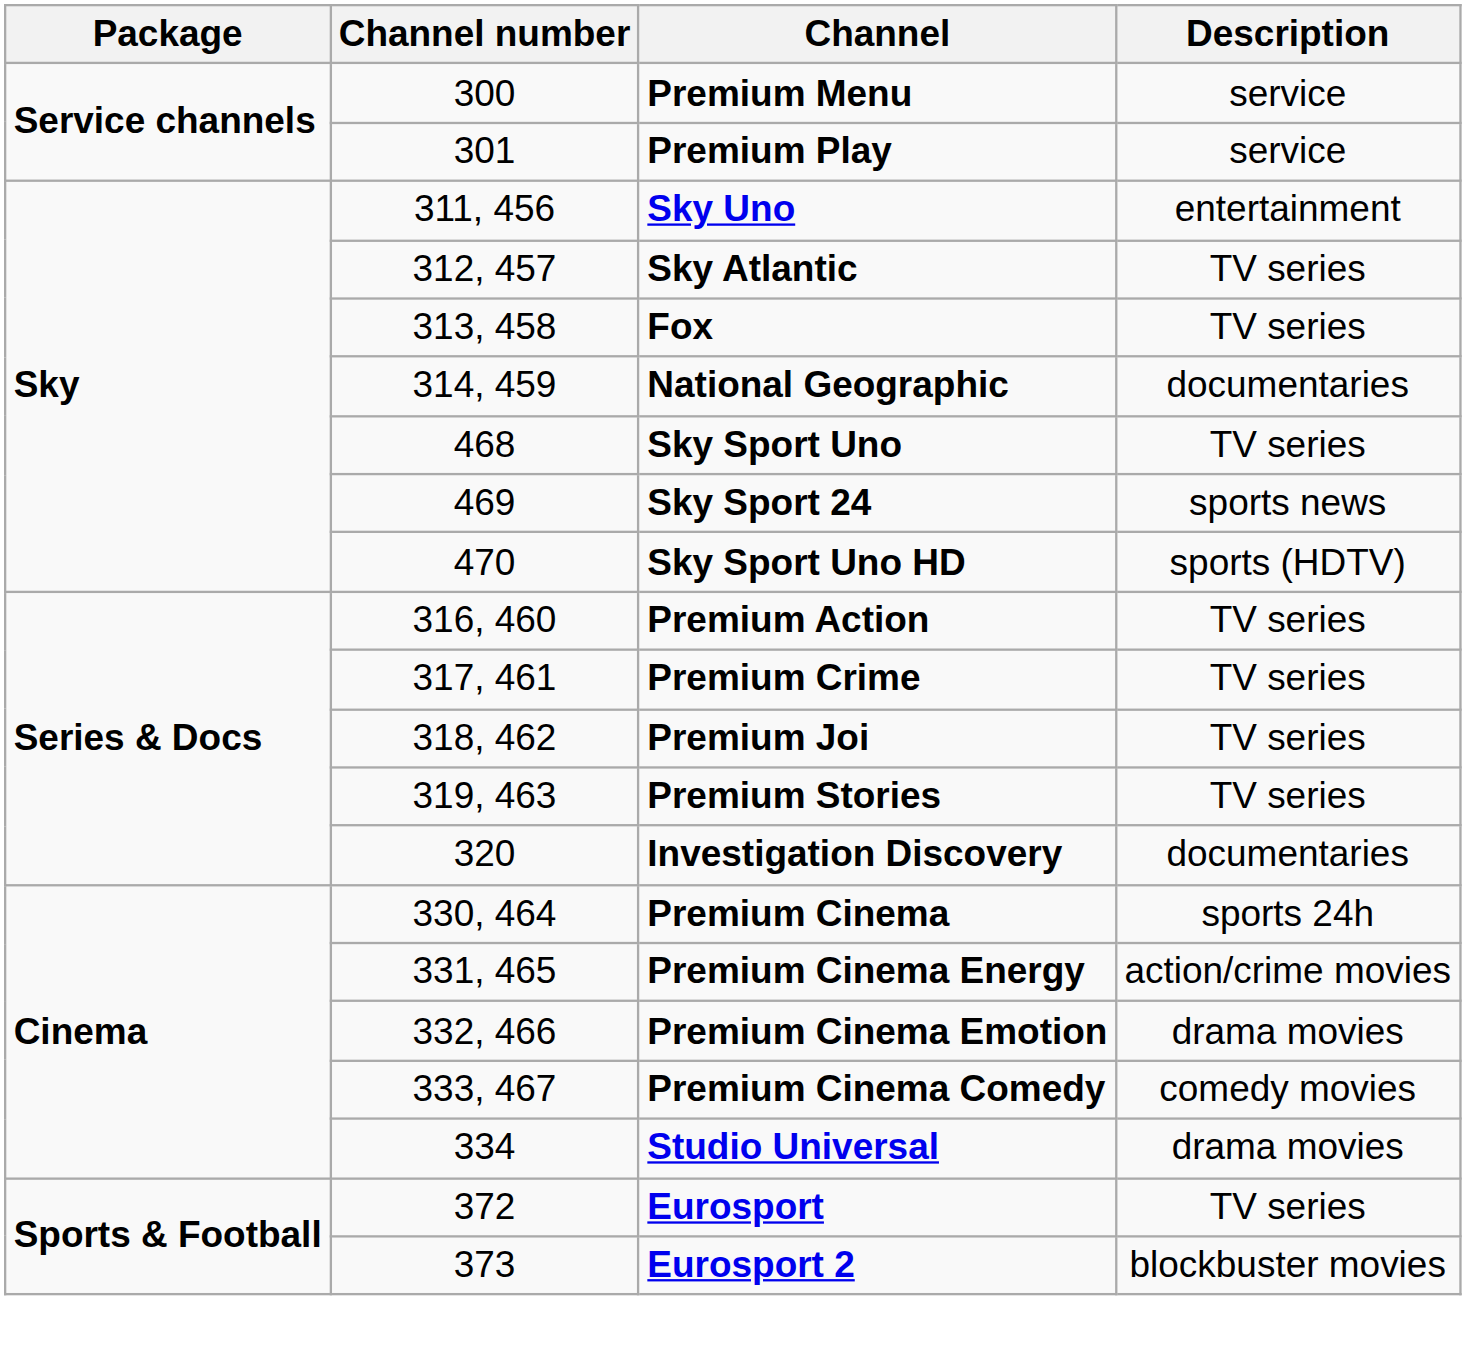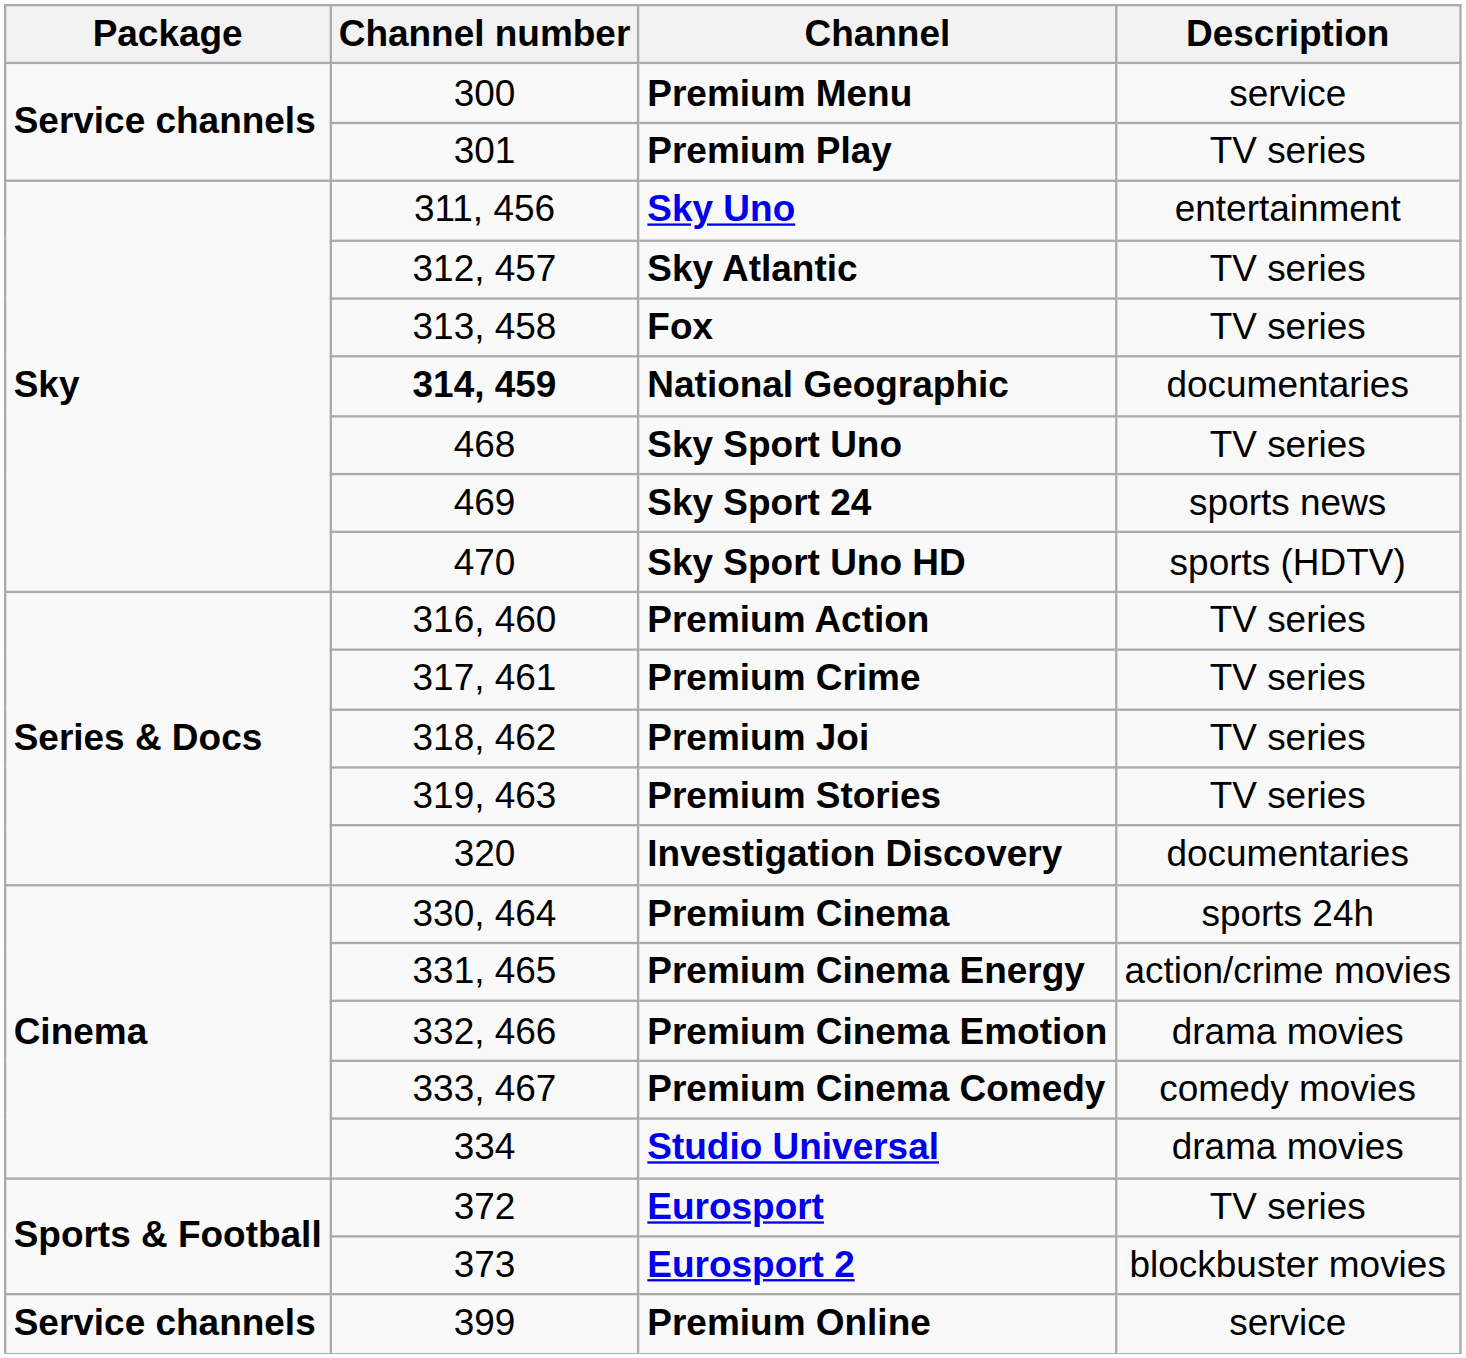(1288, 151) service -> (1288, 151) TV series
(484, 385) normal -> (484, 385) bold
+ row: (789, 1323)
